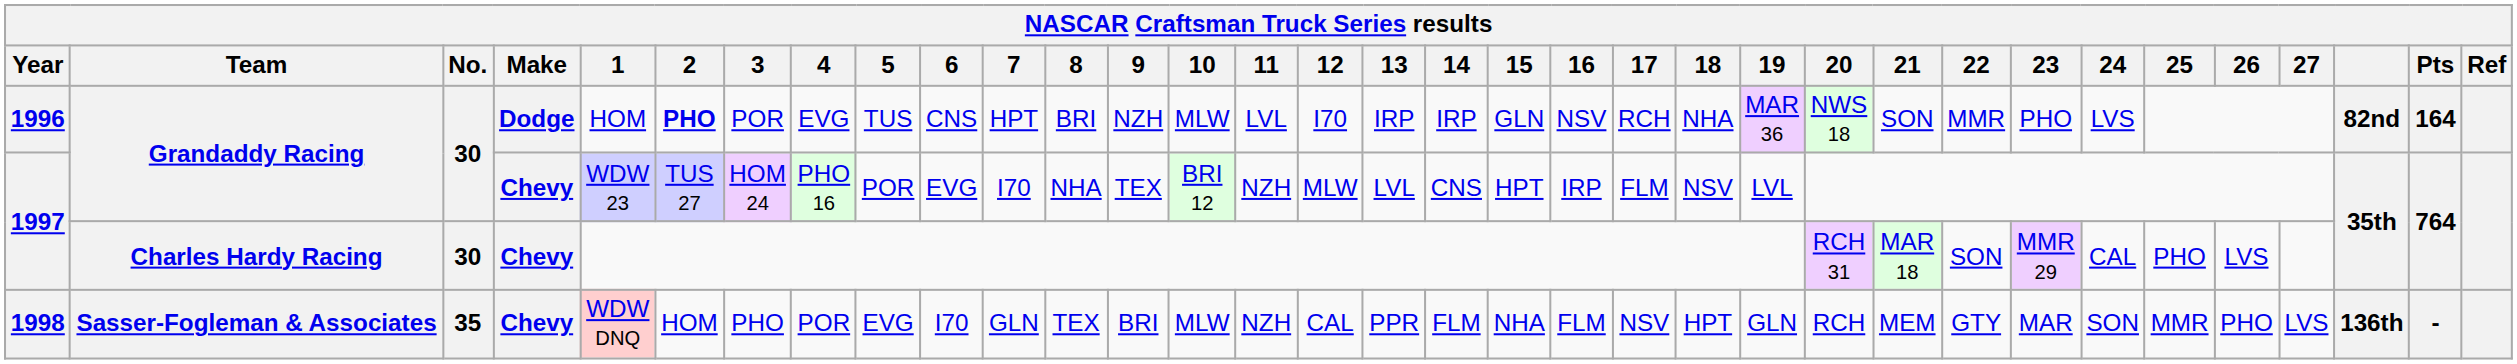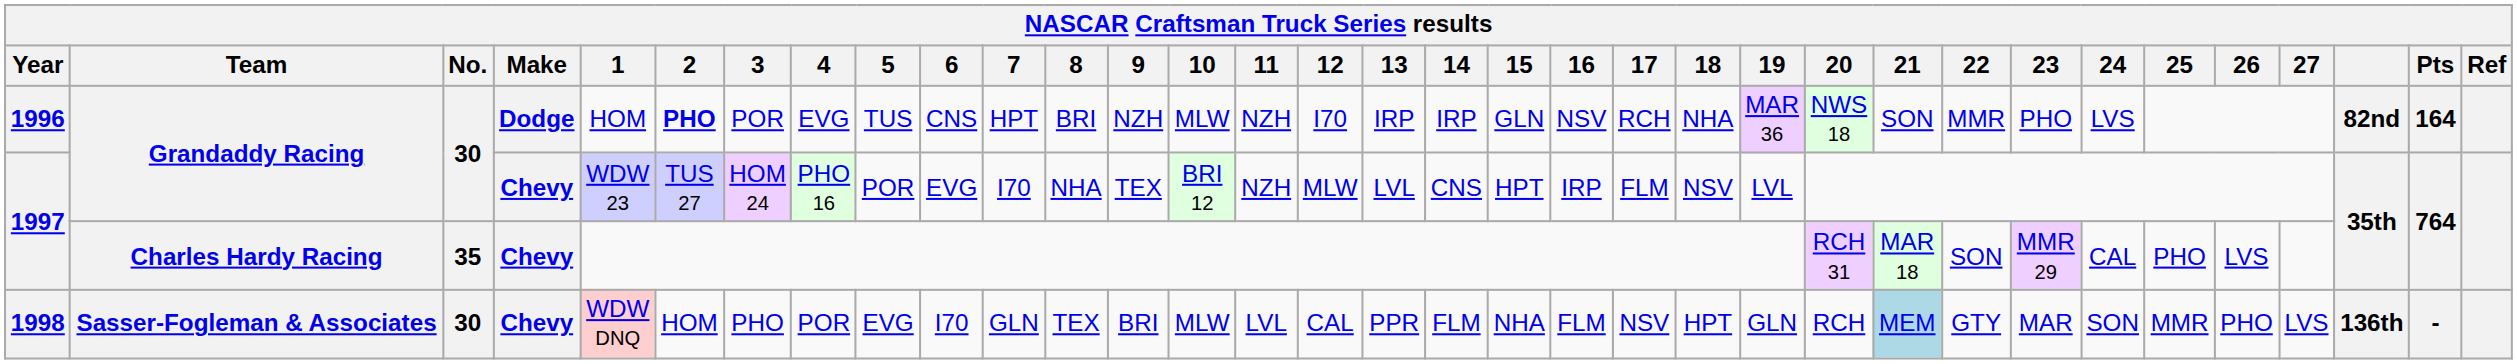(1266, 119) LVL -> (1266, 119) NZH
(468, 256) 30 -> (468, 256) 35
(468, 324) 35 -> (468, 324) 30
(1266, 324) NZH -> (1266, 324) LVL
(1907, 324) no background -> (1907, 324) lightblue background
